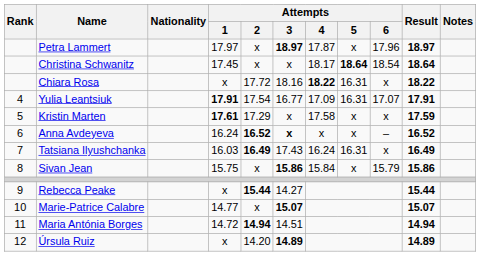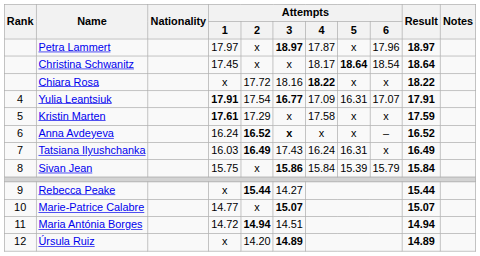(354, 82) 16.31 -> (354, 82) x
(289, 99) normal -> (289, 99) bold
(354, 168) x -> (354, 168) 15.39
(421, 168) 15.86 -> (421, 168) 15.84
